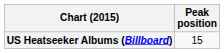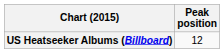(197, 40) 15 -> (197, 40) 12
